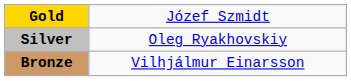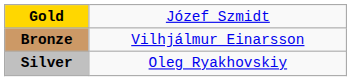rows swapped: (47, 40) <-> (47, 63)
